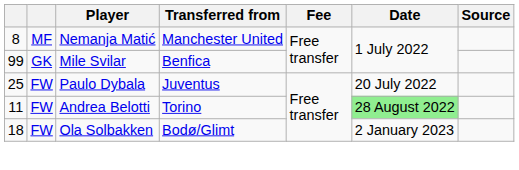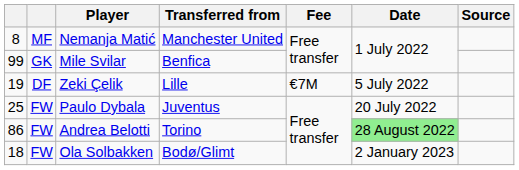+ row: (91, 84)
(16, 107) 11 -> (16, 130) 86
